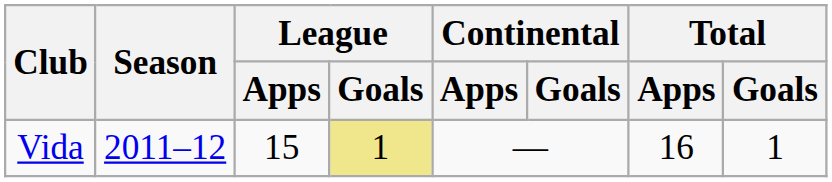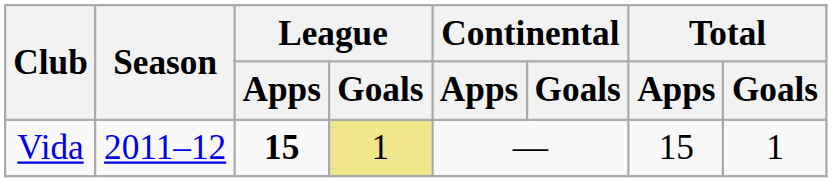(282, 146) normal -> (282, 146) bold
(676, 146) 16 -> (676, 146) 15
